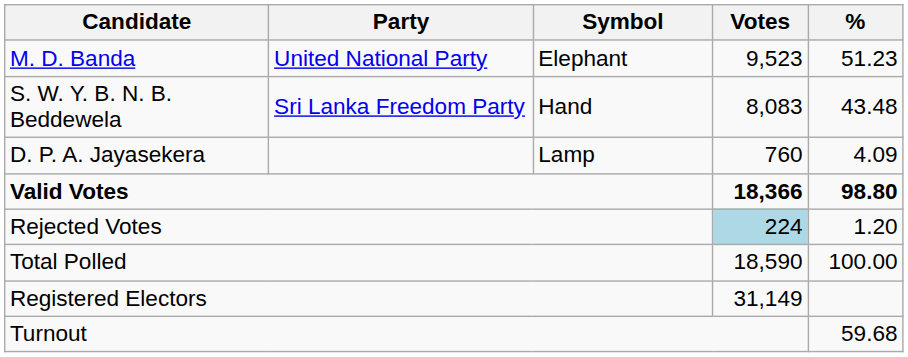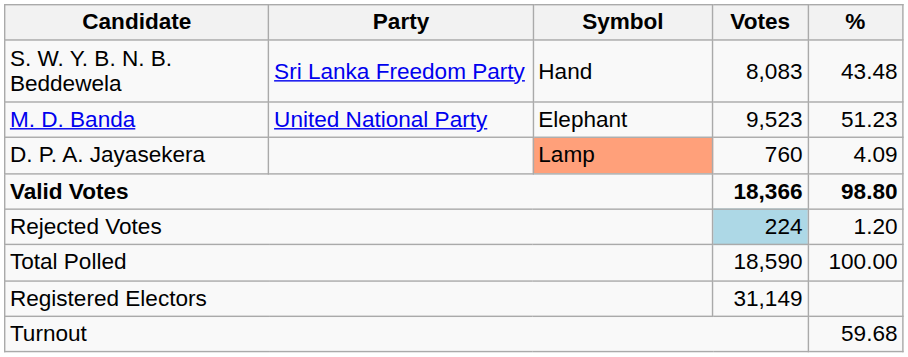rows swapped: (73, 58) <-> (91, 106)
(567, 155) no background -> (567, 155) lightsalmon background
